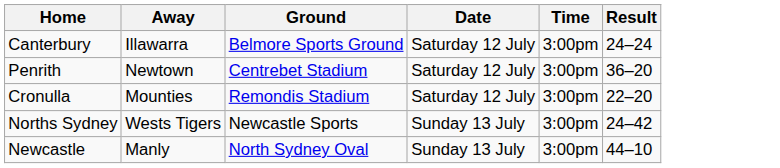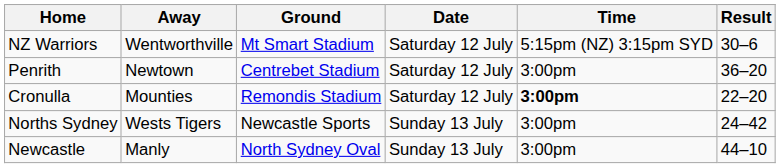+ row: (53, 44)
- row: (50, 44)
(571, 96) normal -> (550, 96) bold
